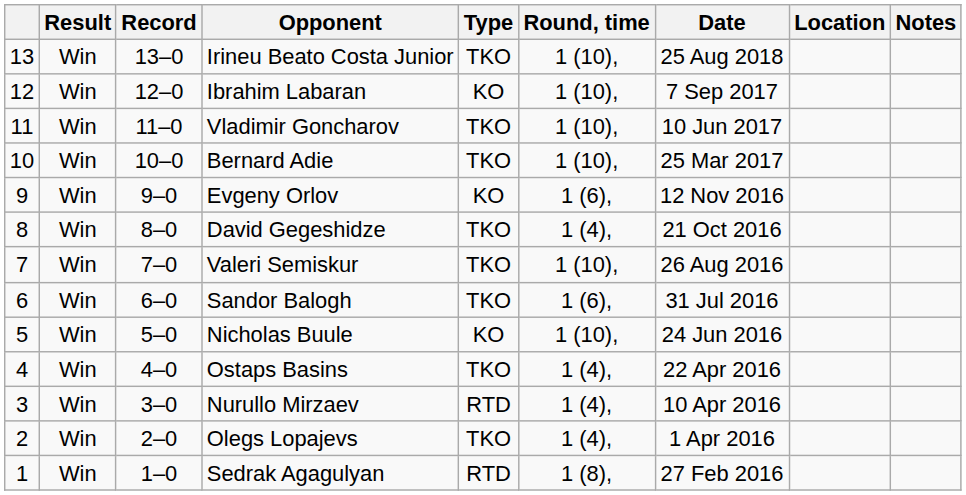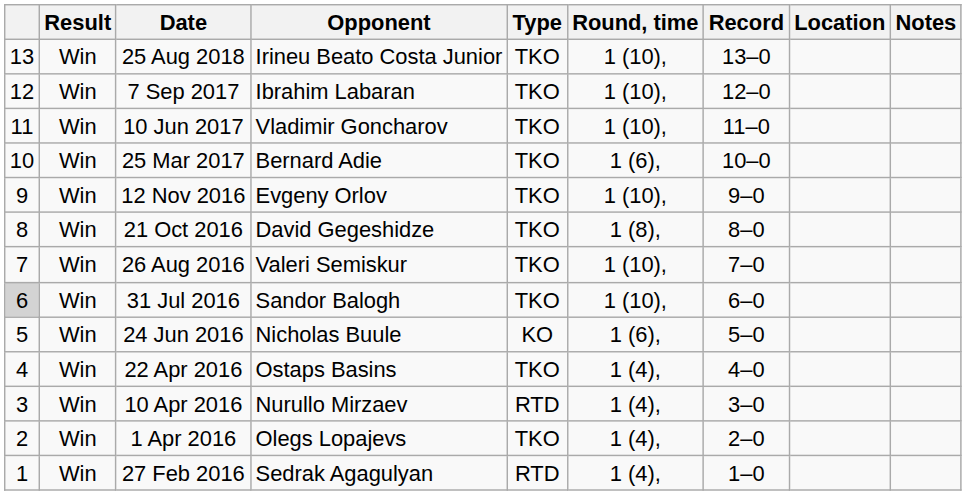columns swapped: (159, 22) <-> (722, 22)
(489, 92) KO -> (537, 92) ТKO
(587, 161) 1 (10), -> (635, 161) 1 (6),
(489, 195) KO -> (537, 195) TKO
(587, 195) 1 (6), -> (635, 195) 1 (10),
(587, 230) 1 (4), -> (635, 230) 1 (8),
(22, 299) no background -> (22, 299) lightgrey background
(587, 299) 1 (6), -> (635, 299) 1 (10),
(587, 334) 1 (10), -> (635, 334) 1 (6),
(587, 473) 1 (8), -> (635, 473) 1 (4),
